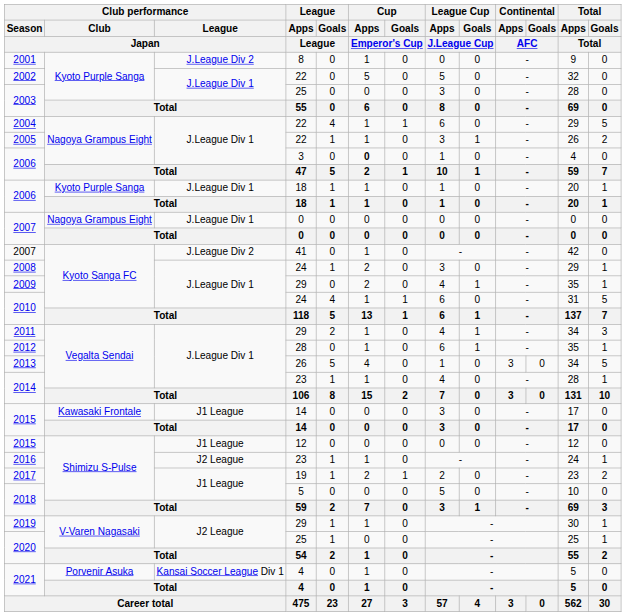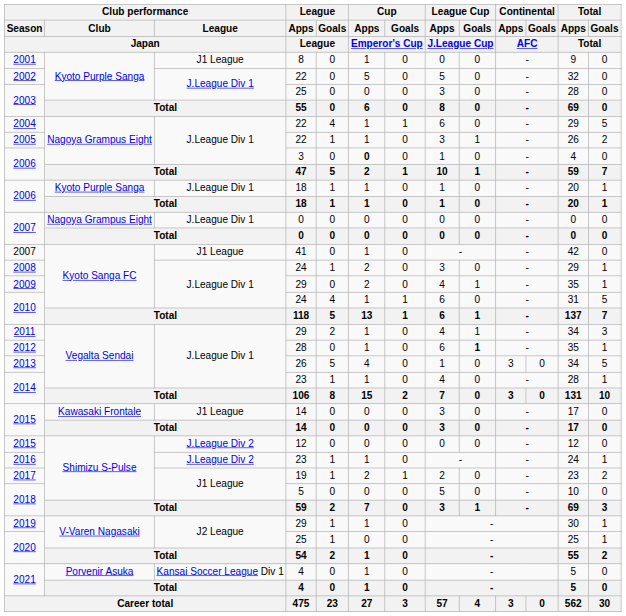(220, 60) J.League Div 2 -> (220, 60) J1 League
(220, 252) J.League Div 2 -> (220, 252) J1 League
(477, 348) normal -> (477, 348) bold
(220, 444) J1 League -> (220, 444) J.League Div 2
(220, 460) J2 League -> (220, 460) J.League Div 2
